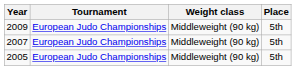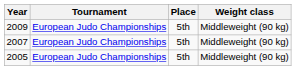columns swapped: (276, 12) <-> (215, 12)
